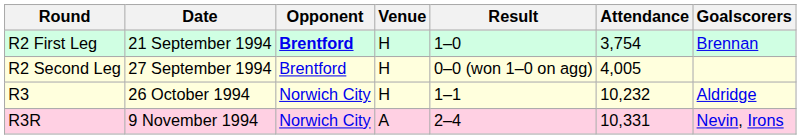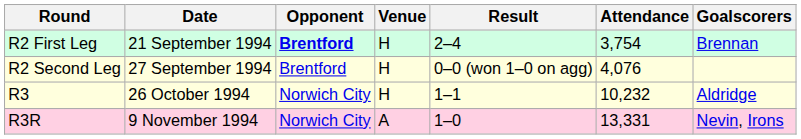(448, 43) 1–0 -> (448, 43) 2–4
(621, 69) 4,005 -> (621, 69) 4,076
(448, 120) 2–4 -> (448, 120) 1–0
(625, 120) 10,331 -> (625, 120) 13,331
